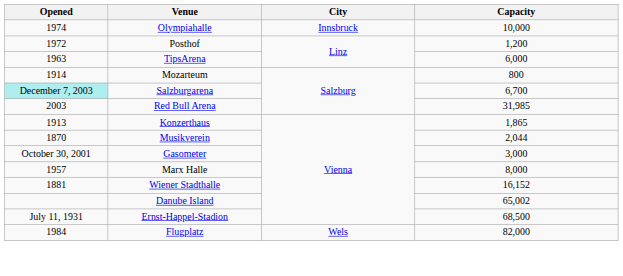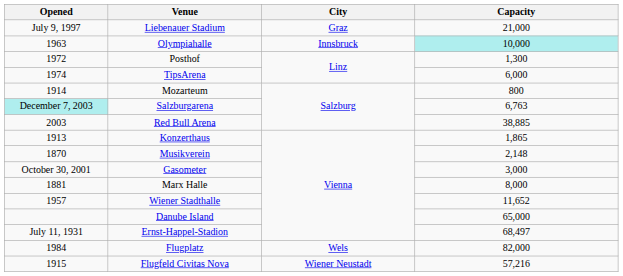+ row: (185, 28)
(56, 28) 1974 -> (56, 43) 1963
(516, 28) no background -> (516, 43) paleturquoise background
(516, 43) 1,200 -> (516, 59) 1,300
(56, 59) 1963 -> (56, 75) 1974
(516, 91) 6,700 -> (516, 106) 6,763
(516, 106) 31,985 -> (516, 122) 38,885
(516, 138) 2,044 -> (516, 153) 2,148
(56, 169) 1957 -> (56, 185) 1881
(56, 185) 1881 -> (56, 201) 1957
(516, 185) 16,152 -> (516, 201) 11,652
(516, 201) 65,002 -> (516, 216) 65,000
(516, 216) 68,500 -> (516, 232) 68,497
+ row: (185, 264)
